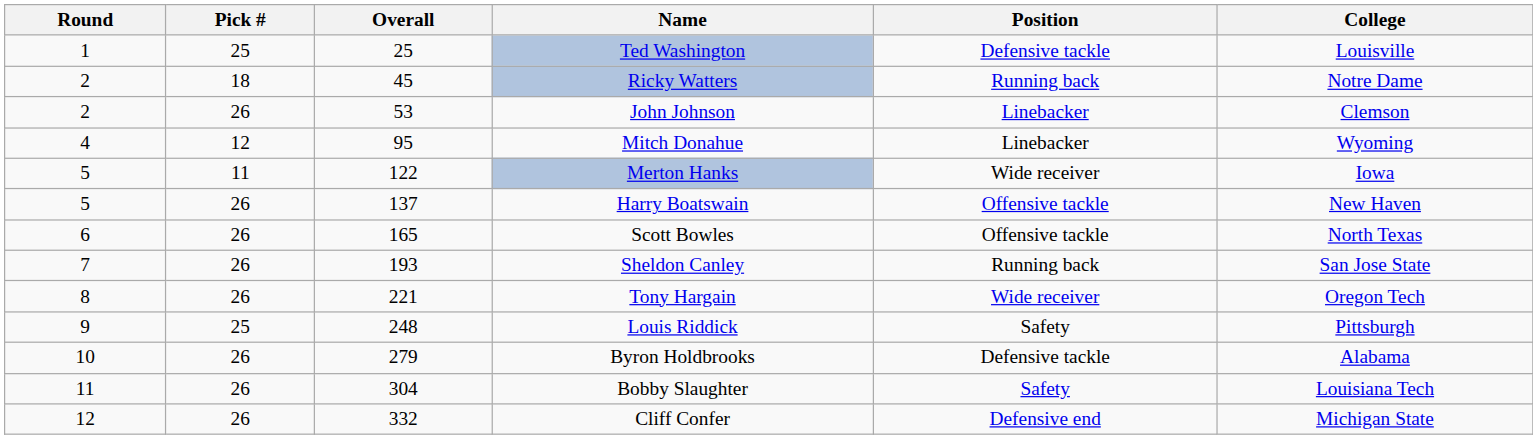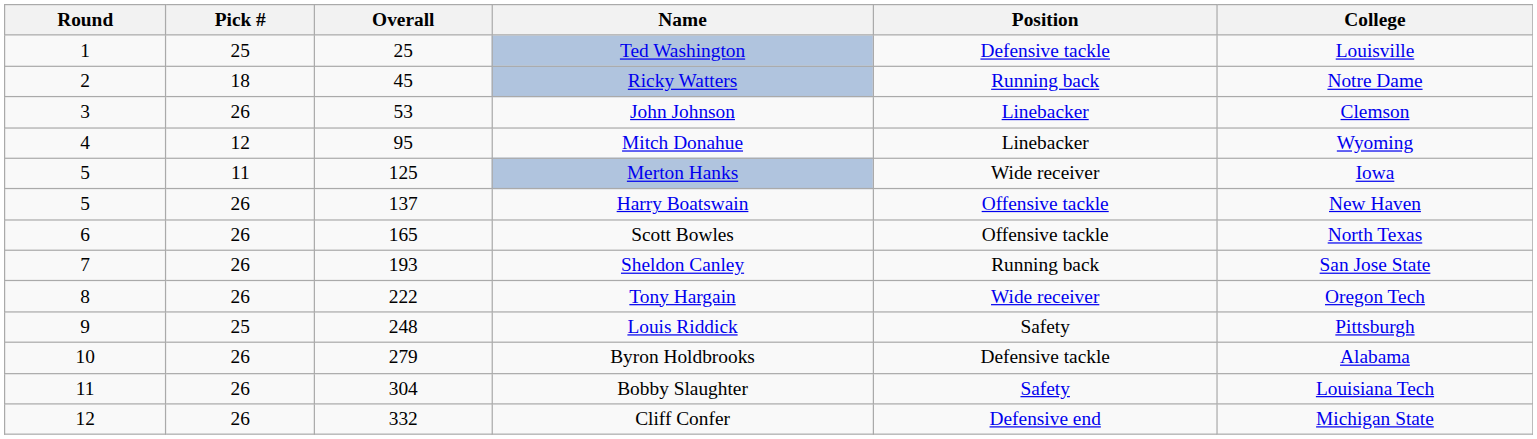(85, 111) 2 -> (85, 111) 3
(403, 173) 122 -> (403, 173) 125
(403, 296) 221 -> (403, 296) 222
